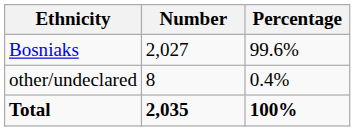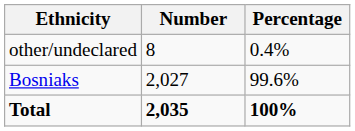rows swapped: (44, 49) <-> (73, 79)
